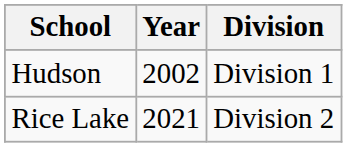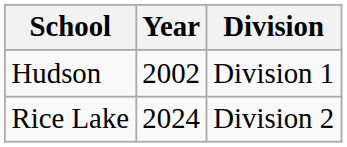(171, 118) 2021 -> (171, 118) 2024
